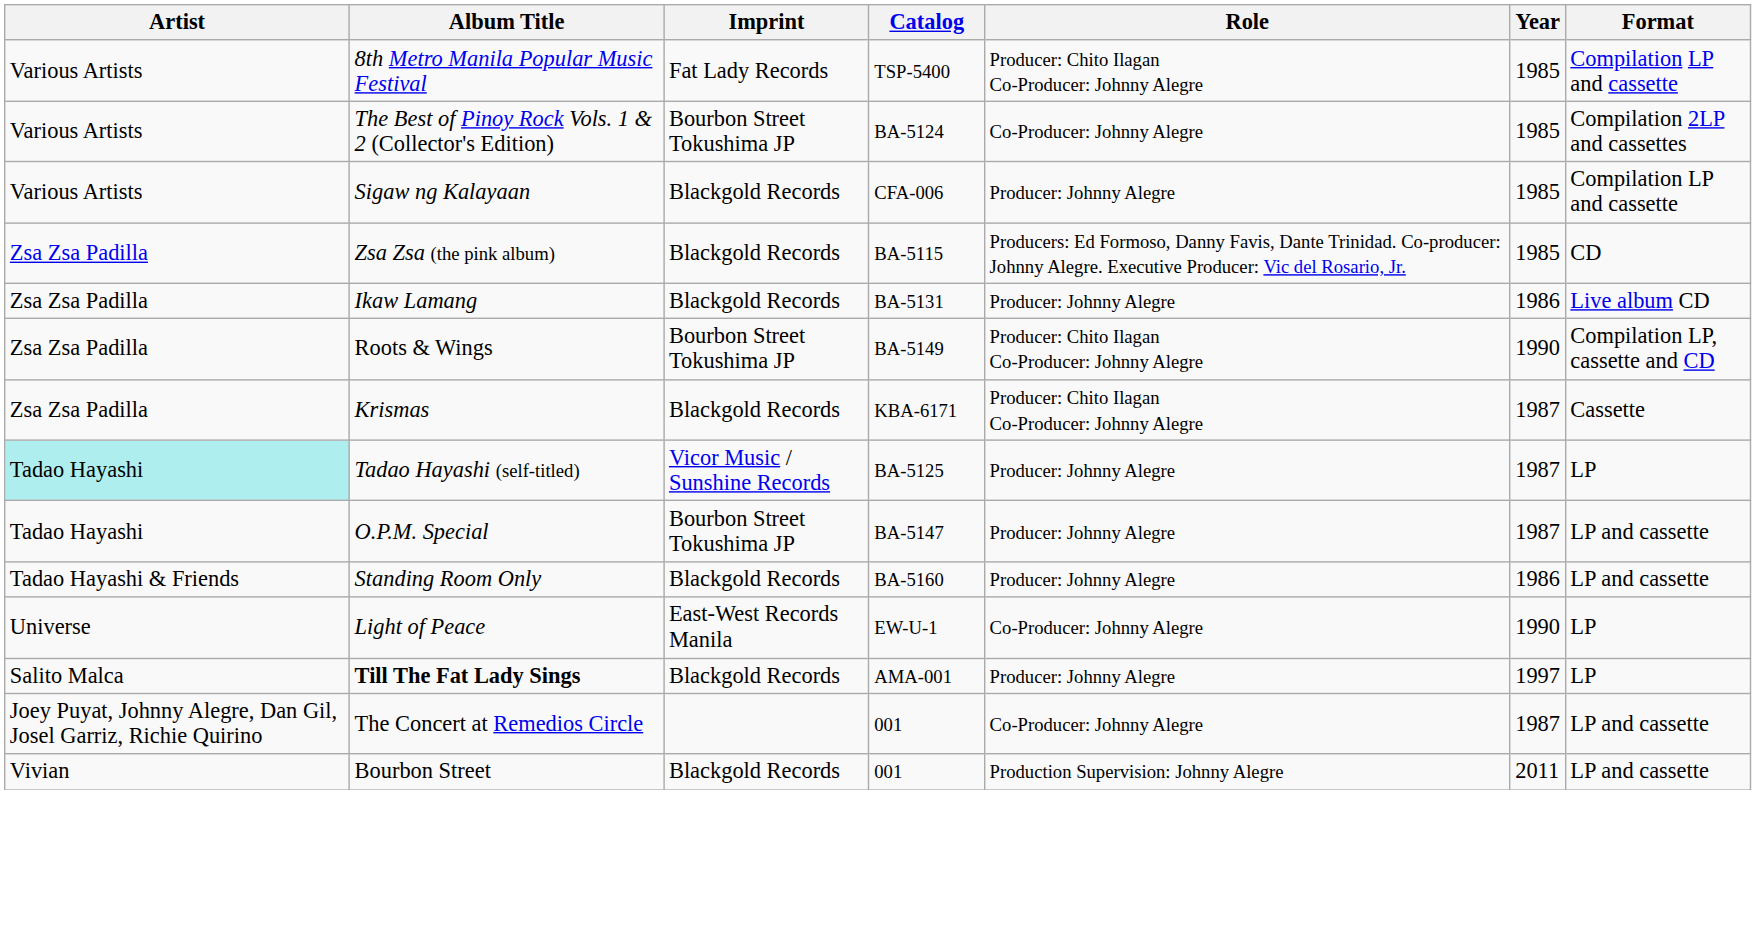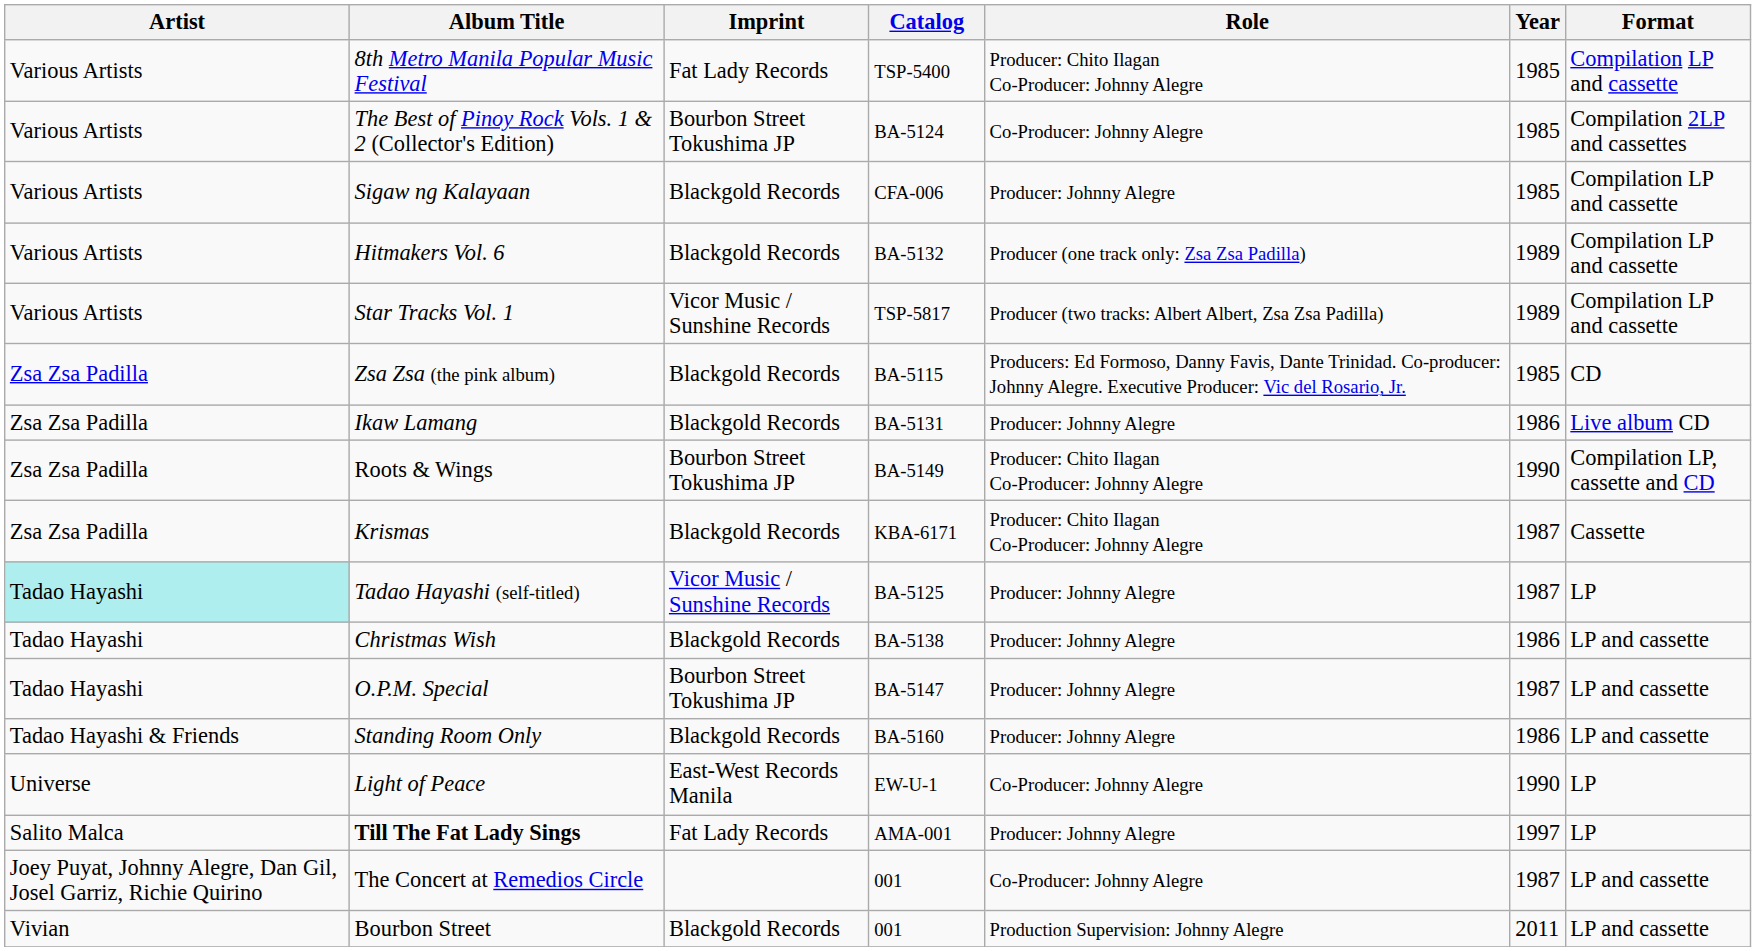+ row: (430, 252)
+ row: (434, 313)
+ row: (425, 639)
(754, 675) Blackgold Records -> (749, 832) Fat Lady Records
